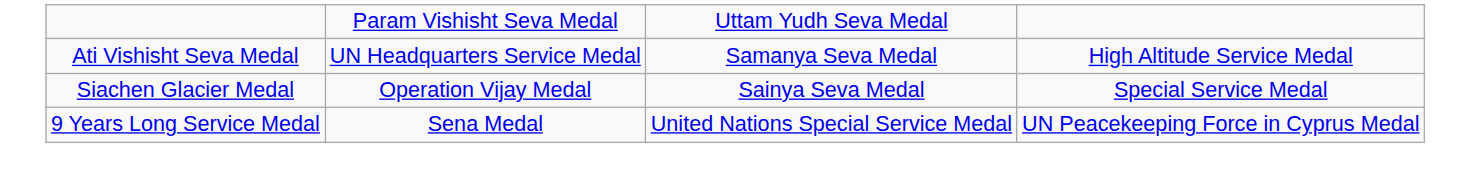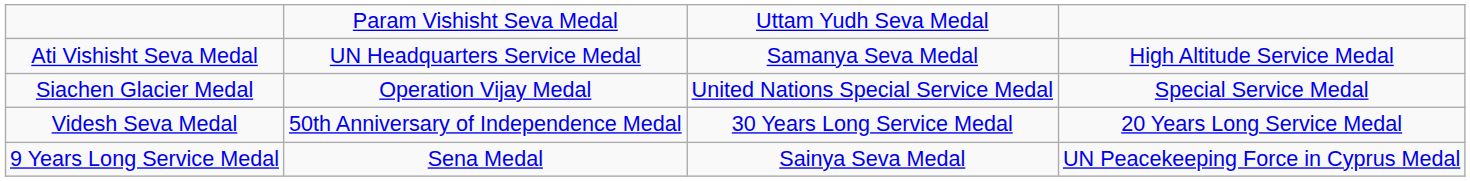(831, 90) Sainya Seva Medal -> (872, 90) United Nations Special Service Medal
+ row: (145, 124)
(831, 124) United Nations Special Service Medal -> (872, 158) Sainya Seva Medal
